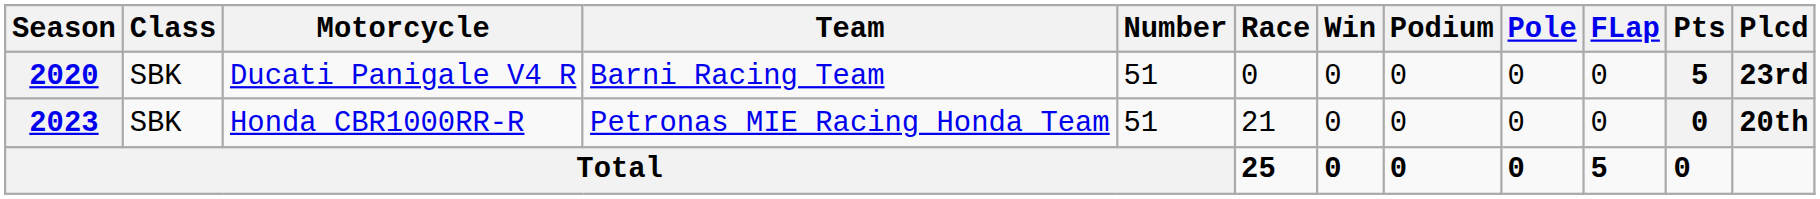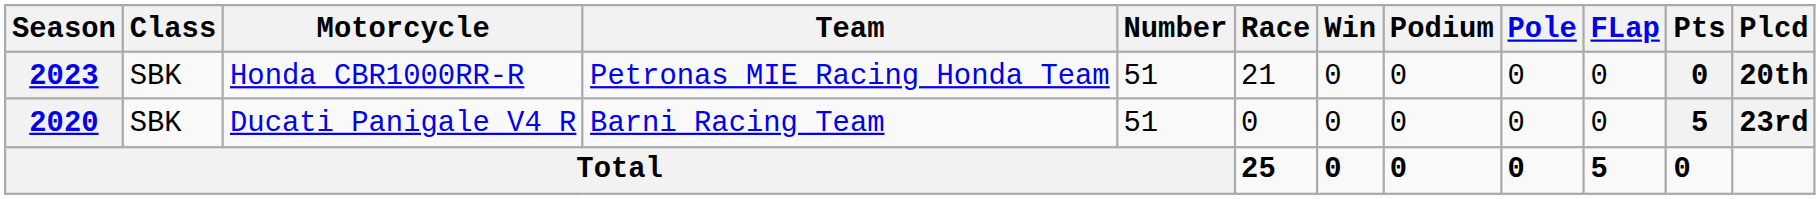rows swapped: (64, 76) <-> (64, 123)
